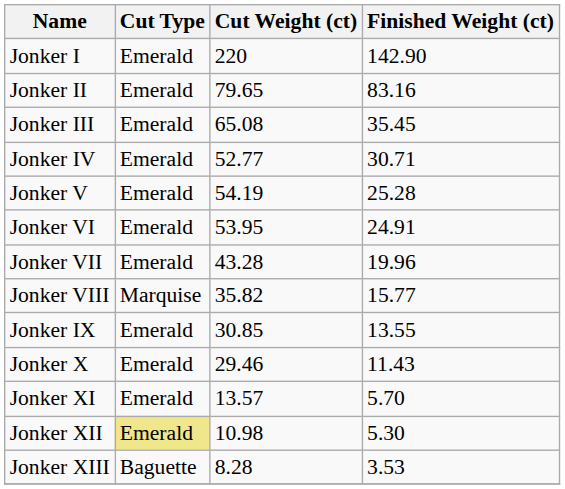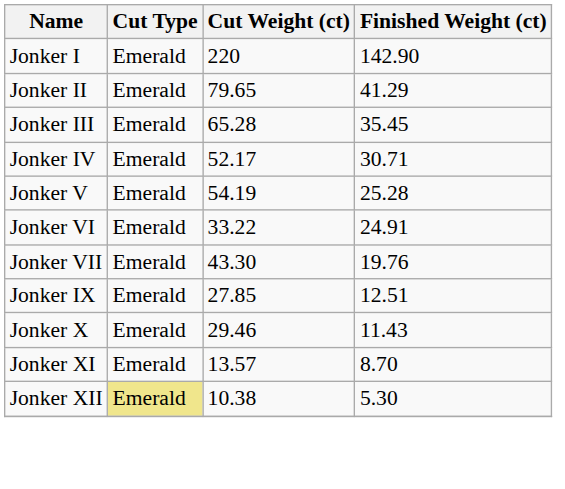(391, 90) 83.16 -> (384, 90) 41.29
(239, 124) 65.08 -> (232, 124) 65.28
(239, 158) 52.77 -> (232, 158) 52.17
(239, 227) 53.95 -> (232, 227) 33.22
(239, 261) 43.28 -> (232, 261) 43.30
(391, 261) 19.96 -> (384, 261) 19.76
- row: (60, 295)
(239, 329) 30.85 -> (232, 295) 27.85
(391, 329) 13.55 -> (384, 295) 12.51
(386, 398) 5.70 -> (379, 364) 8.70
(239, 432) 10.98 -> (232, 398) 10.38
- row: (60, 466)
